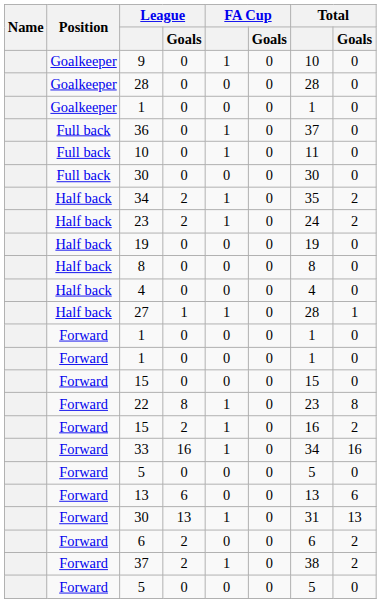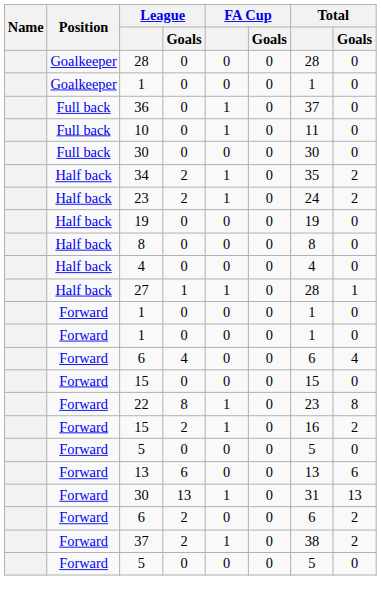- row: (141, 61)
+ row: (141, 358)
- row: (141, 449)
